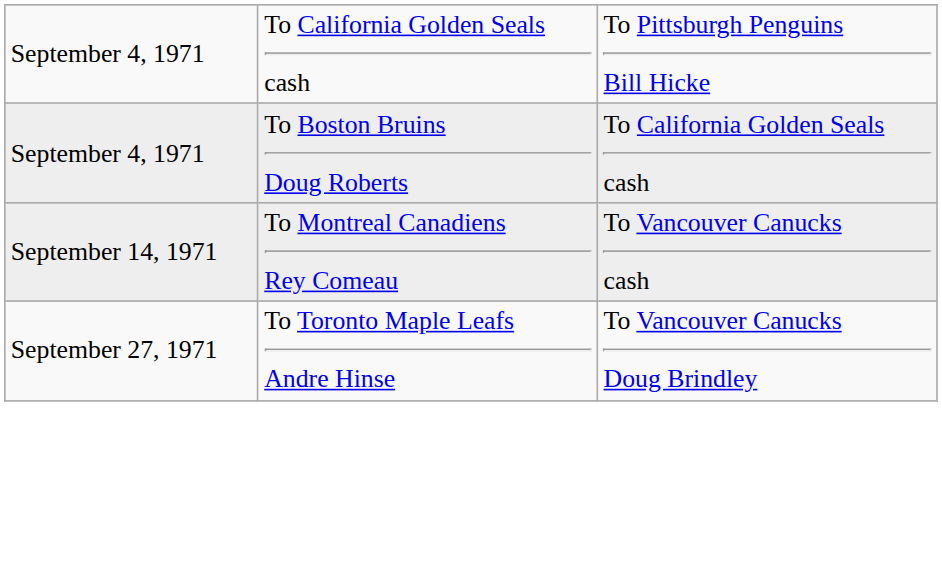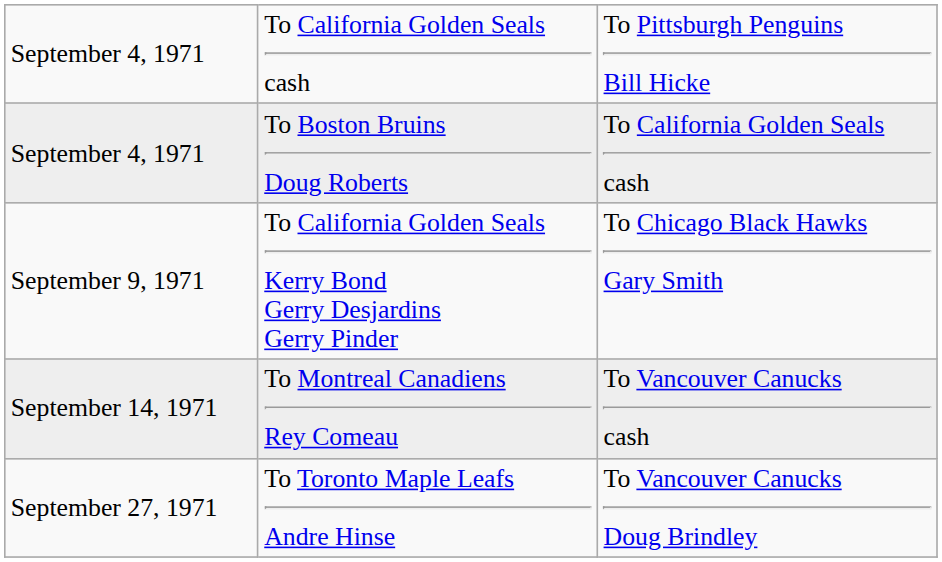+ row: (108, 280)
